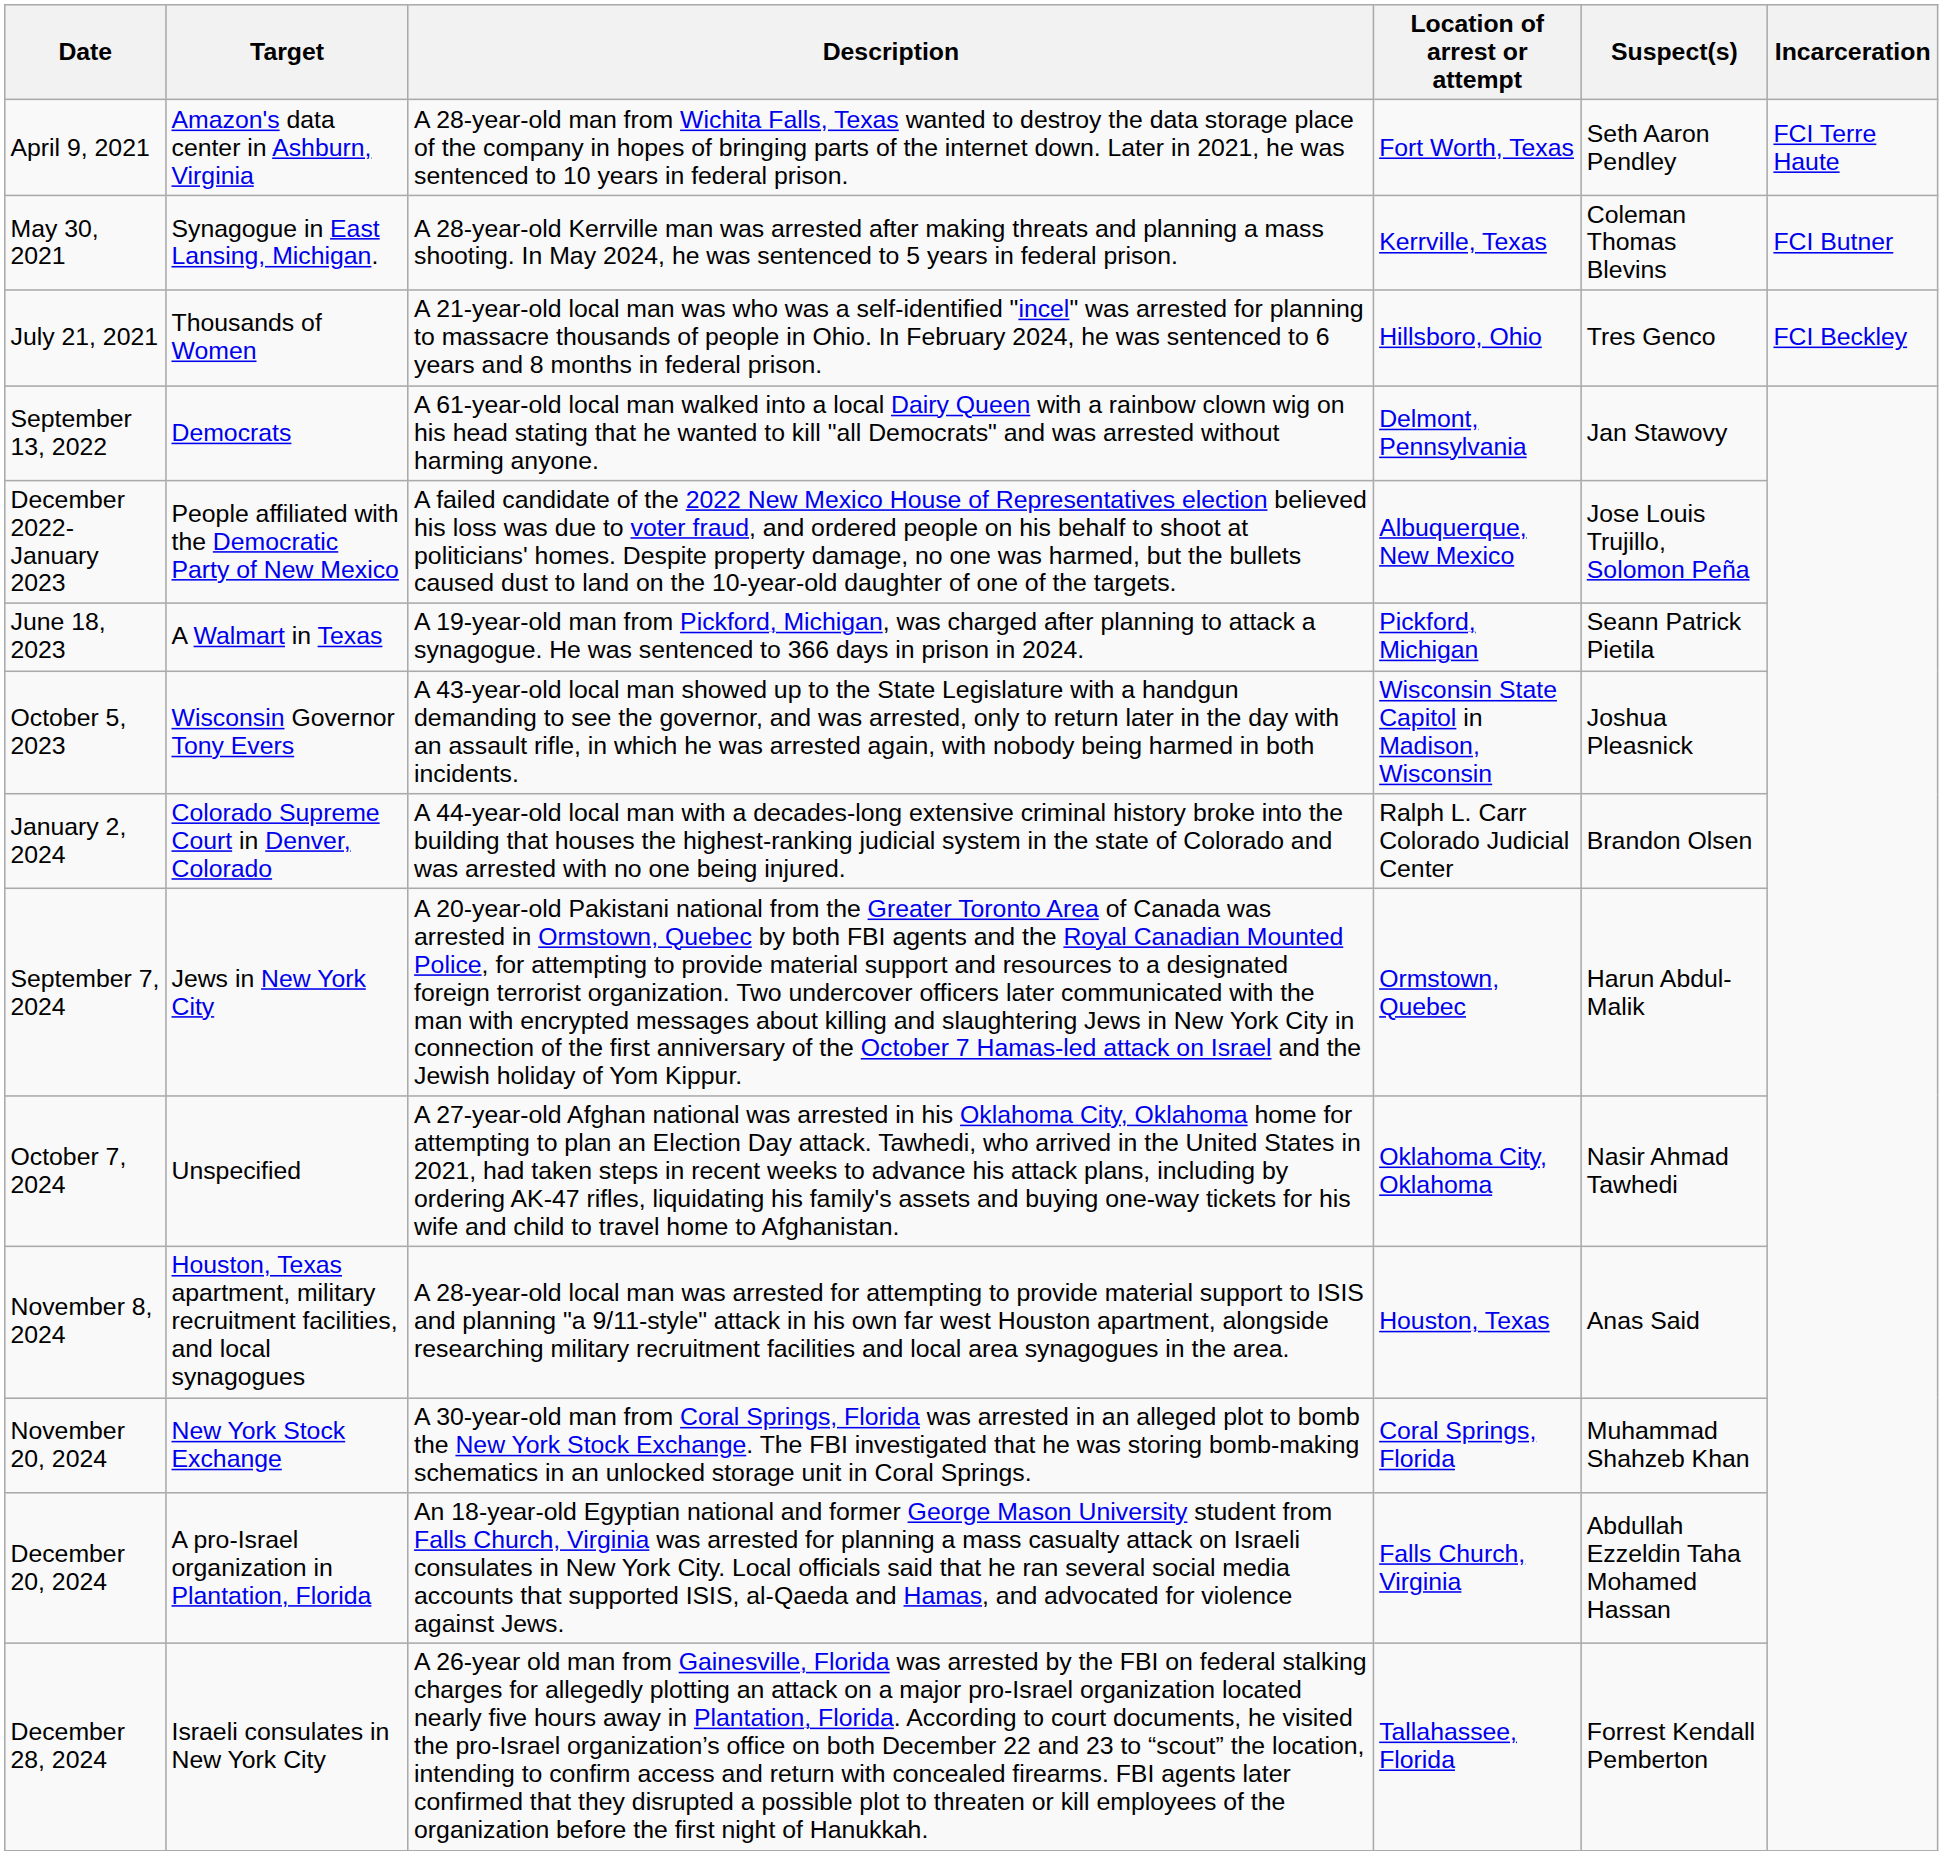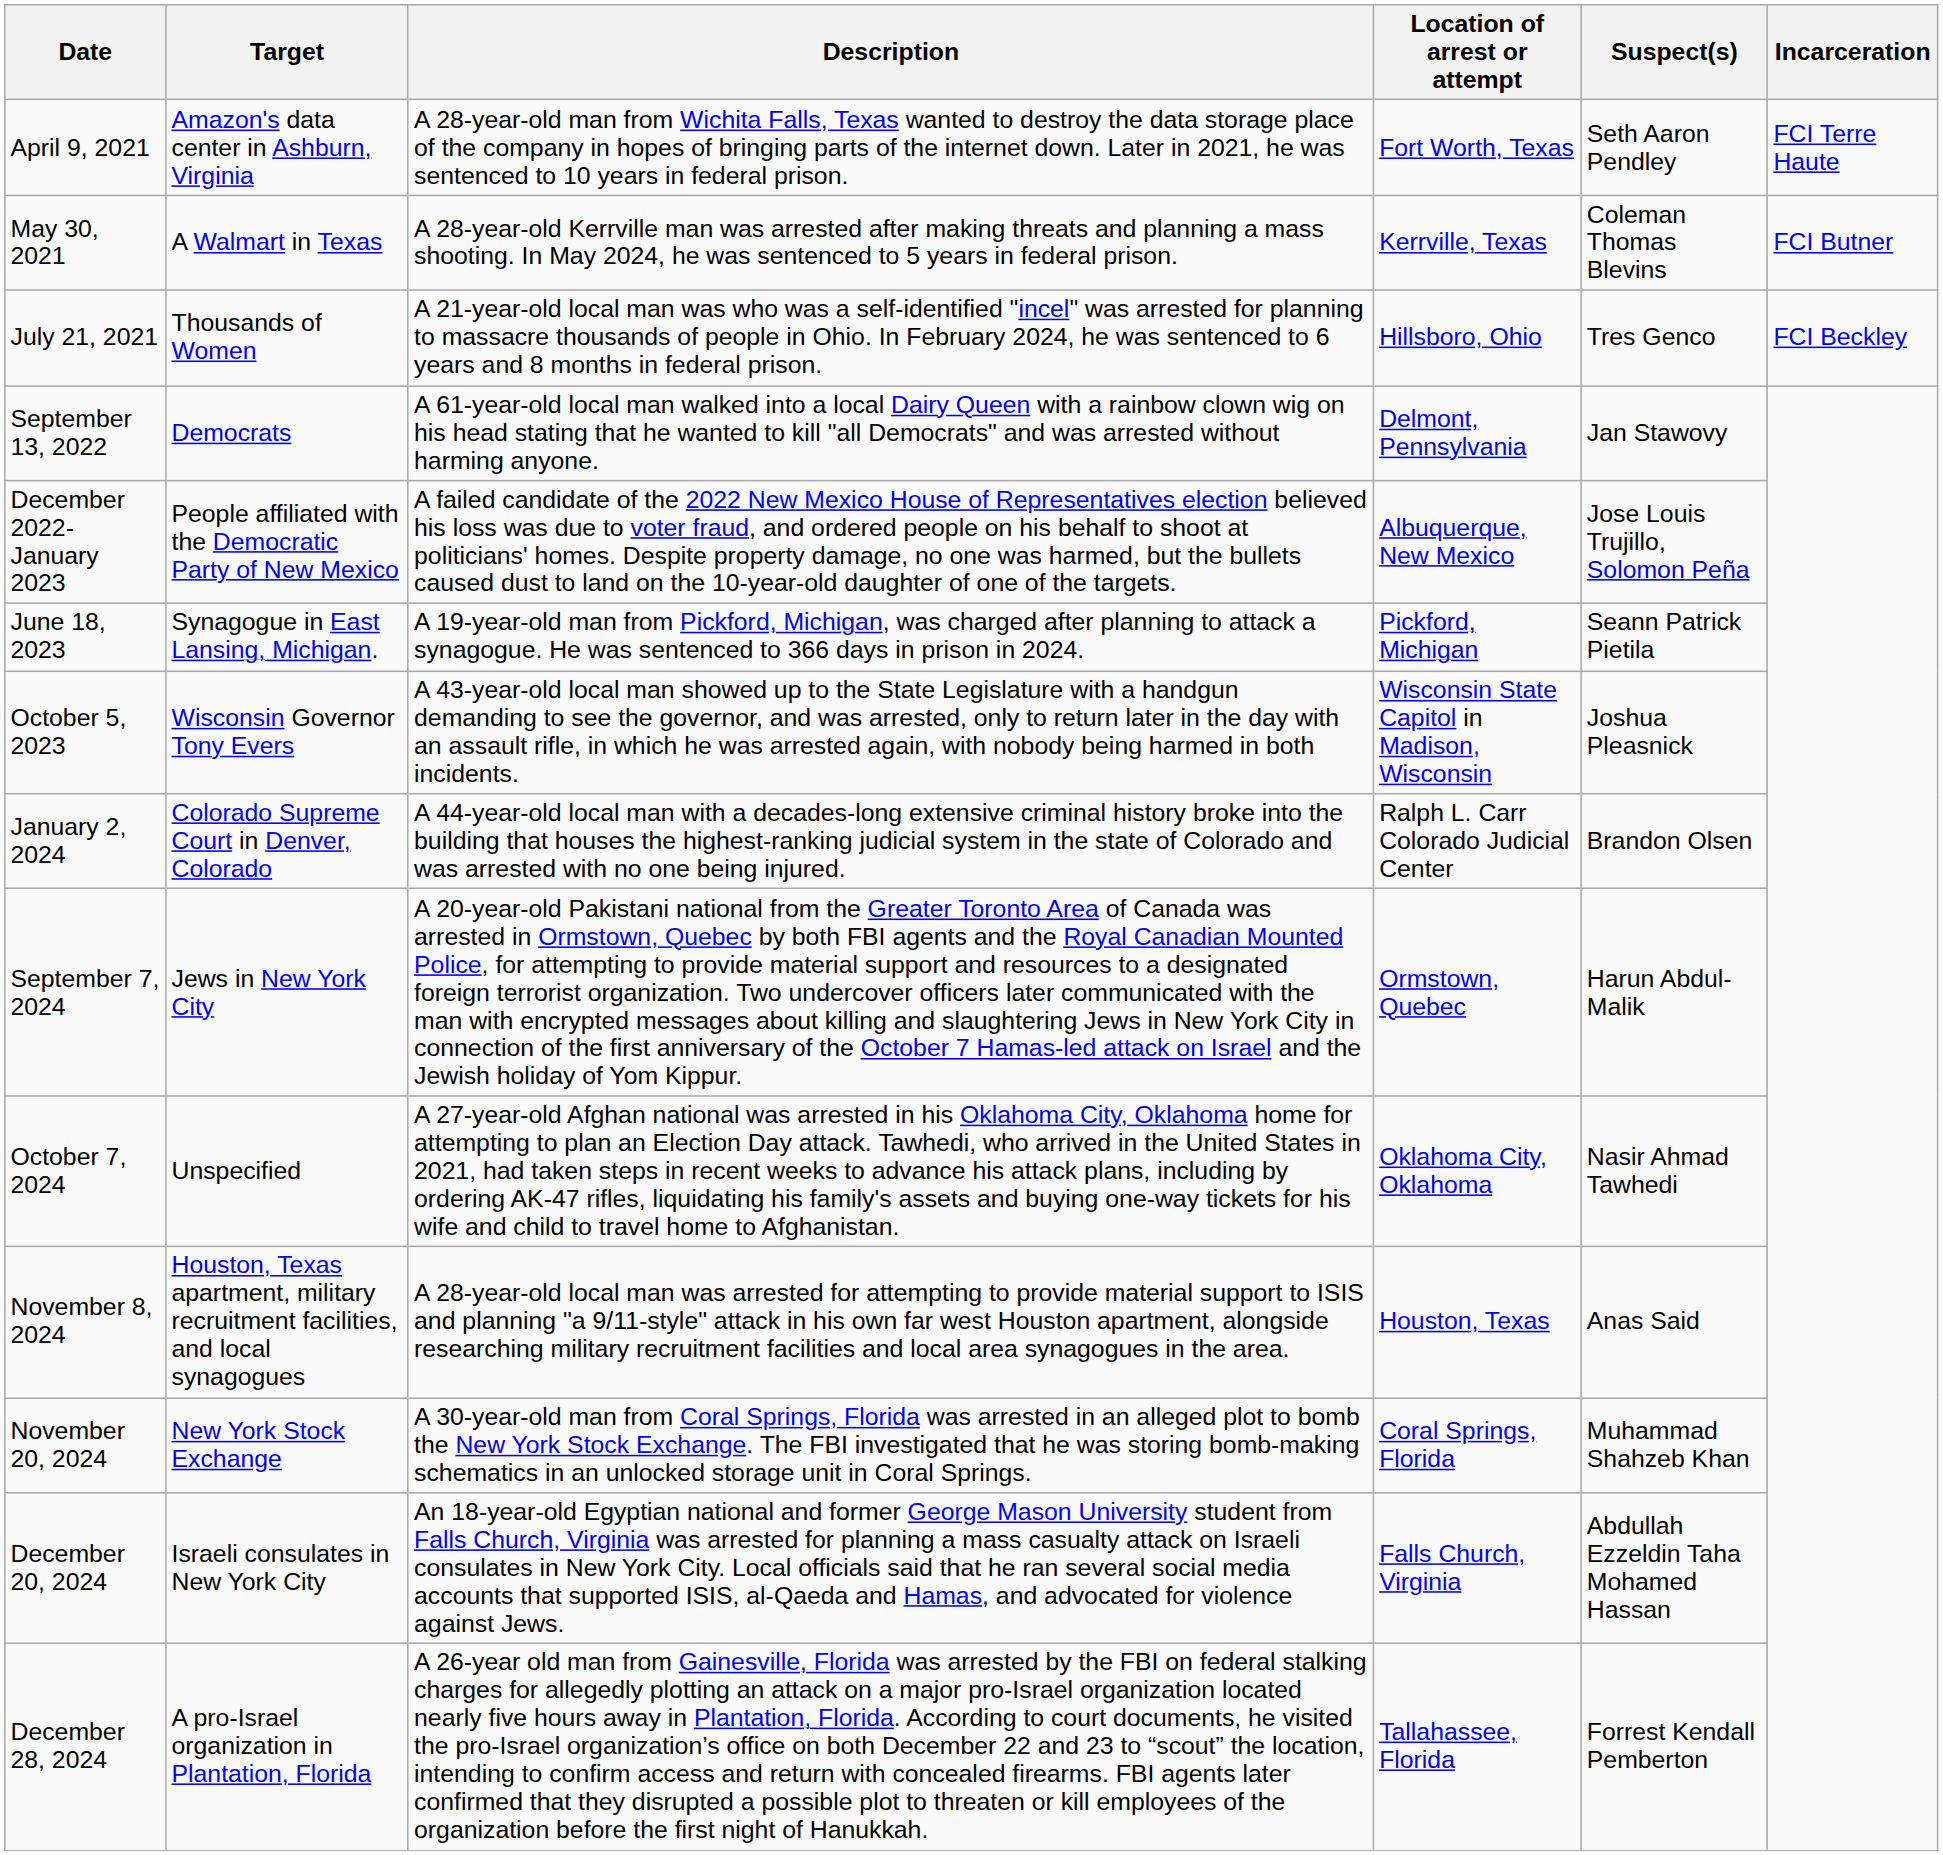(276, 242) Synagogue in East Lansing, Michigan. -> (277, 242) A Walmart in Texas
(277, 636) A Walmart in Texas -> (276, 636) Synagogue in East Lansing, Michigan.
(271, 1567) A pro-Israel organization in Plantation, Florida -> (280, 1567) Israeli consulates in New York City
(280, 1746) Israeli consulates in New York City -> (271, 1746) A pro-Israel organization in Plantation, Florida
